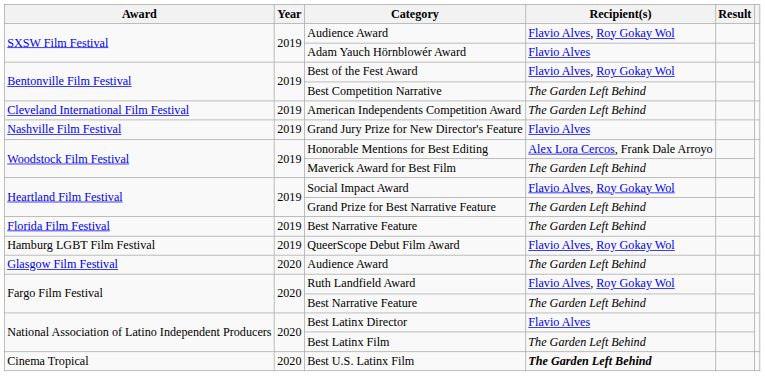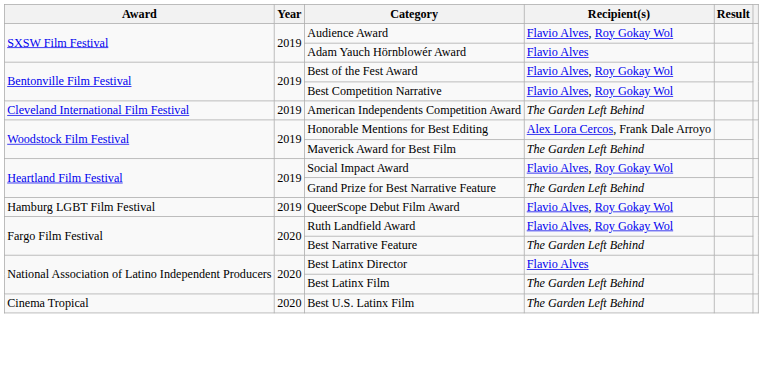(587, 91) The Garden Left Behind -> (600, 91) Flavio Alves, Roy Gokay Wol
- row: (64, 129)
- row: (59, 226)
- row: (63, 264)
(590, 361) bold -> (585, 303) normal
